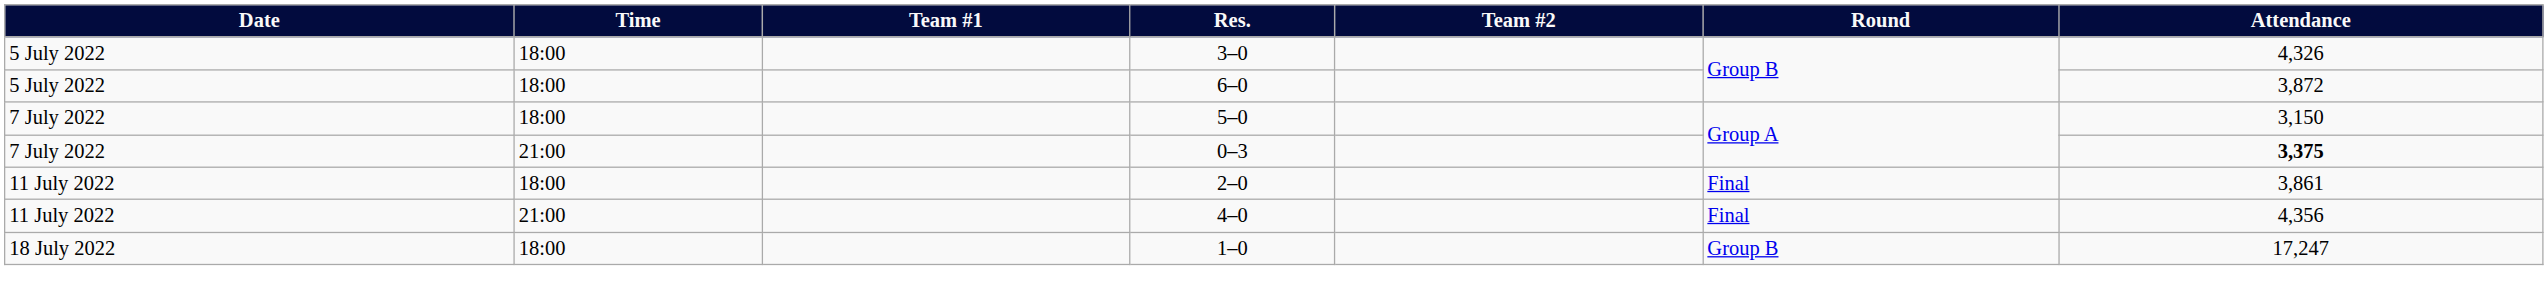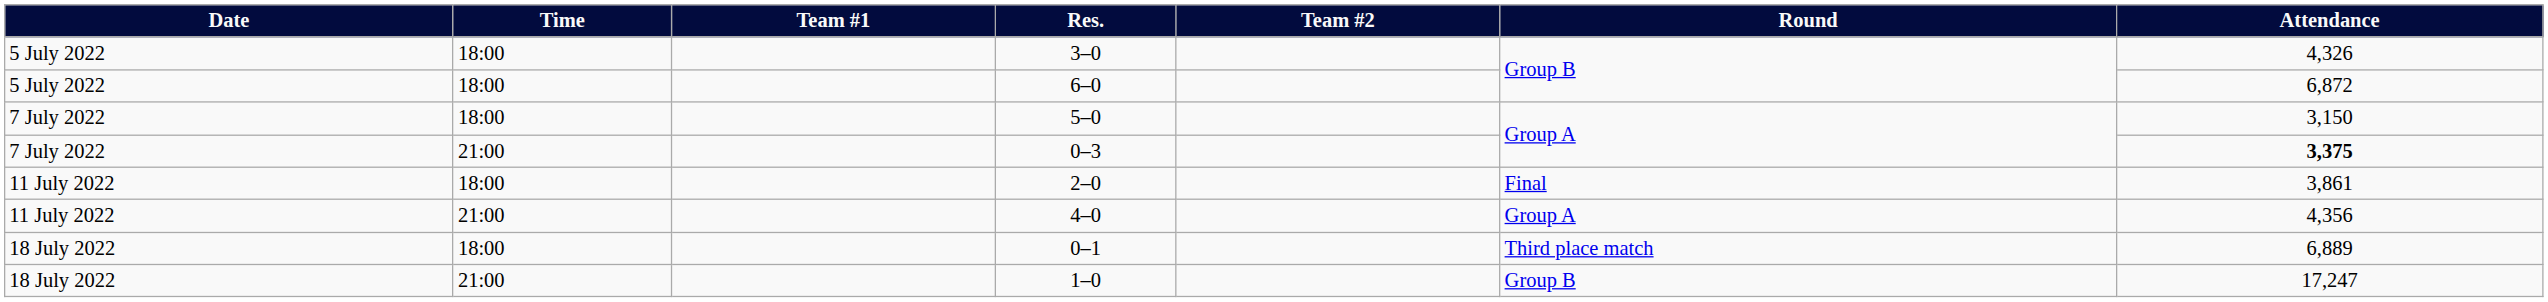(2301, 85) 3,872 -> (2330, 85) 6,872
(1728, 215) Final -> (1540, 215) Group A
+ row: (1086, 248)
(542, 248) 18:00 -> (481, 280) 21:00
